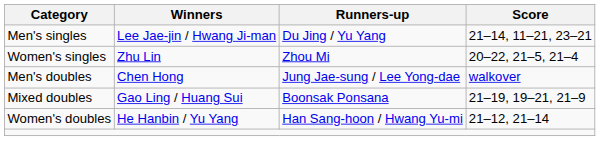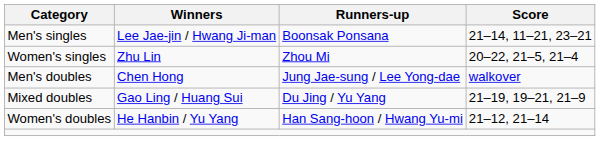(334, 35) Du Jing / Yu Yang -> (335, 35) Boonsak Ponsana
(335, 98) Boonsak Ponsana -> (334, 98) Du Jing / Yu Yang
